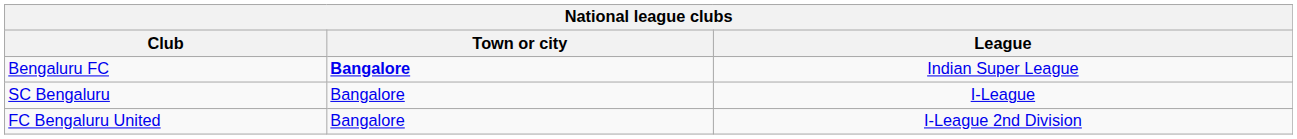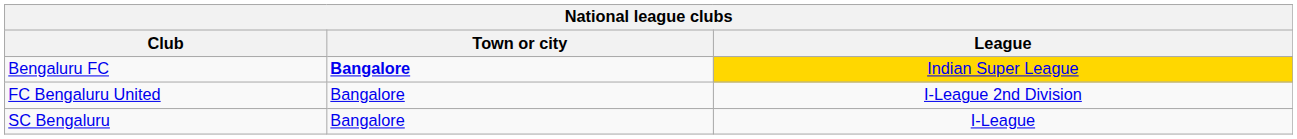(1003, 69) no background -> (1003, 69) gold background
rows swapped: (59, 95) <-> (84, 120)
